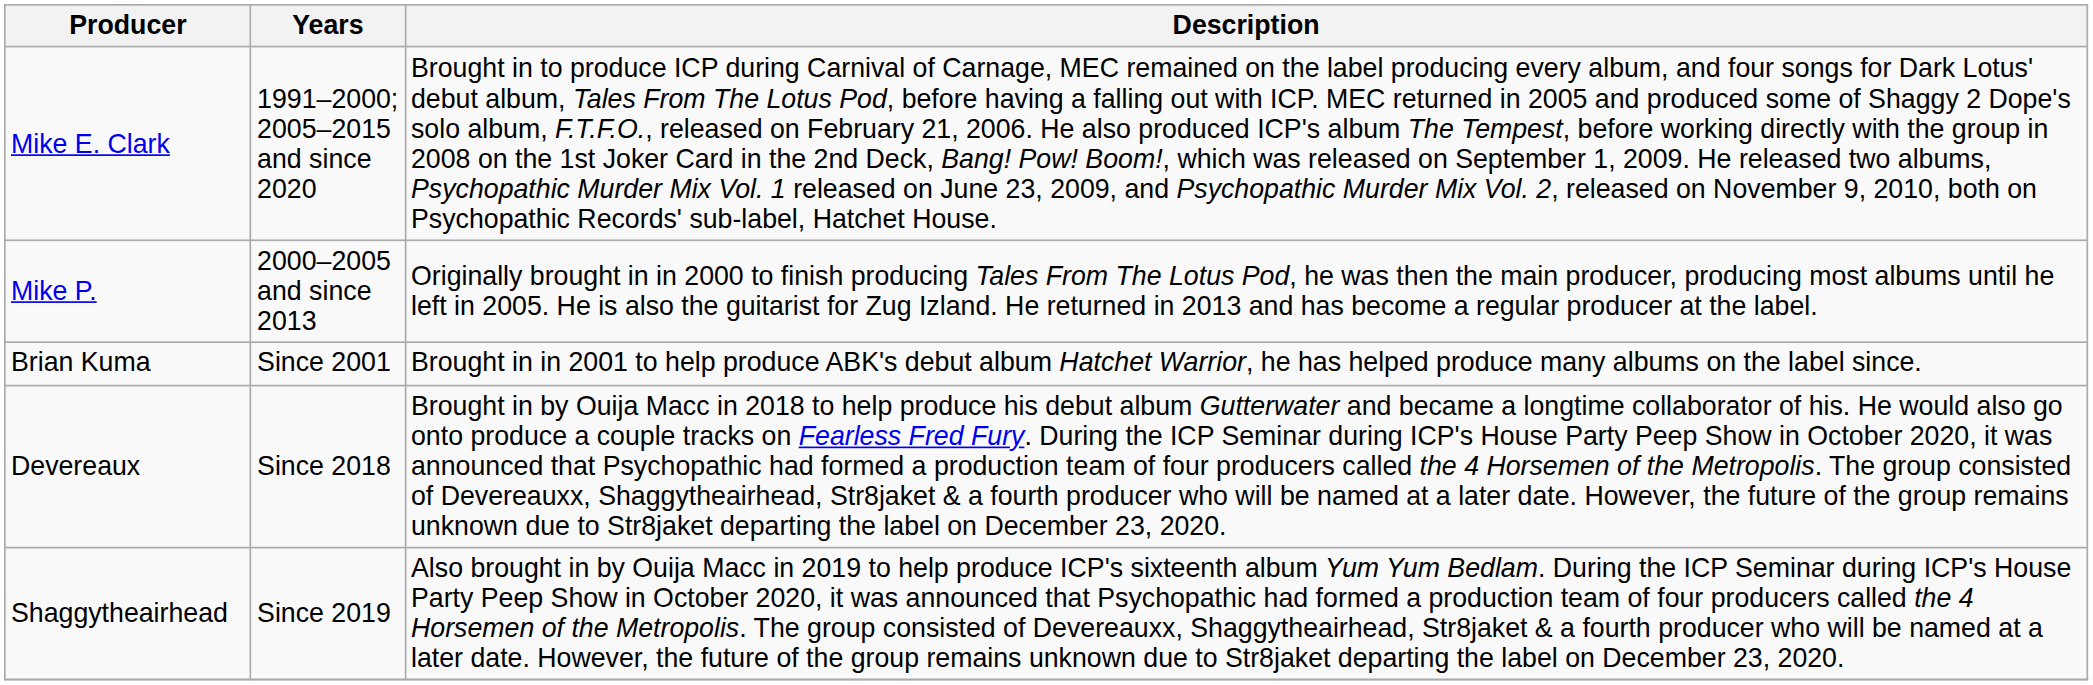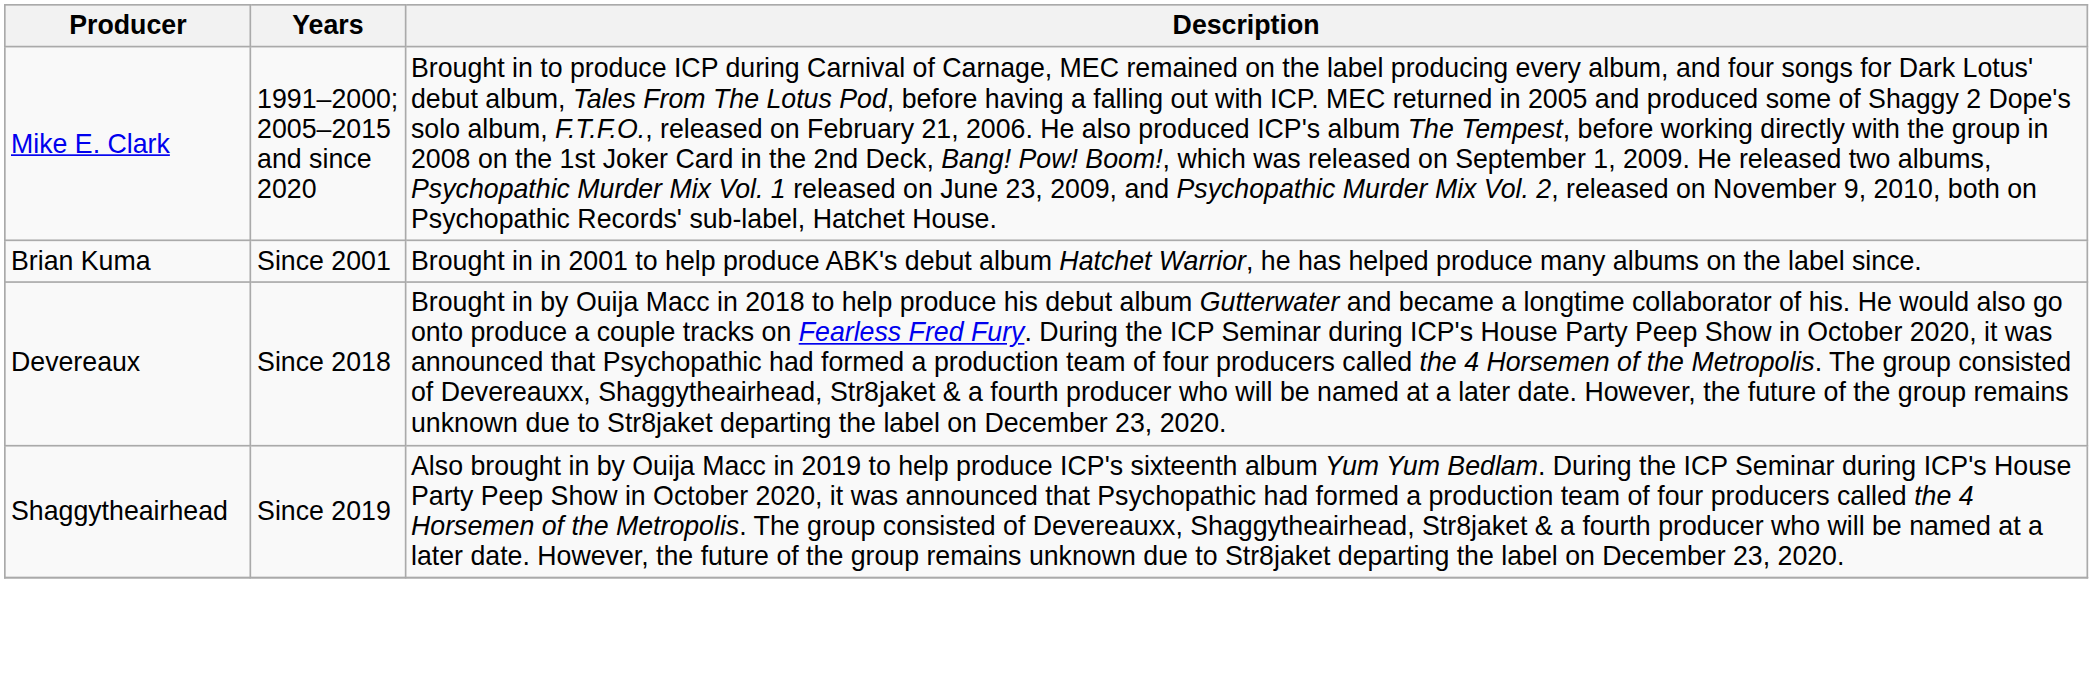- row: (54, 290)
